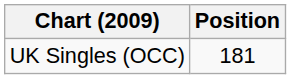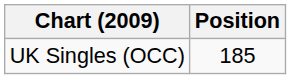(237, 55) 181 -> (237, 55) 185
